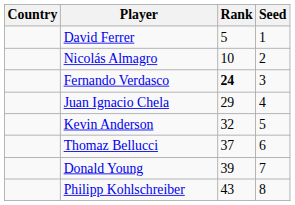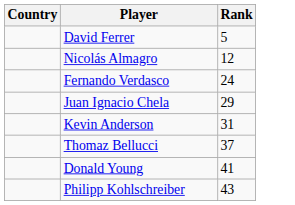- column: (273, 15)
(227, 59) 10 -> (227, 59) 12
(227, 80) bold -> (227, 80) normal
(227, 124) 32 -> (227, 124) 31
(227, 168) 39 -> (227, 168) 41
